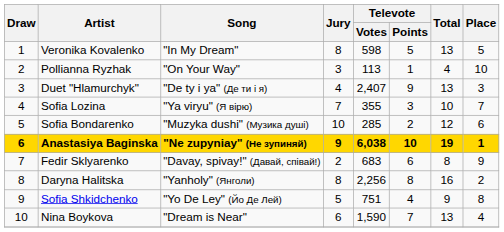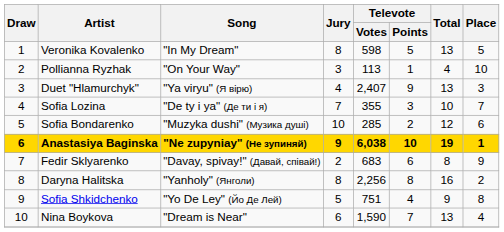(215, 87) "De ty i ya" (Де ти і я) -> (208, 87) "Ya viryu" (Я вірю)
(208, 106) "Ya viryu" (Я вірю) -> (215, 106) "De ty i ya" (Де ти і я)
